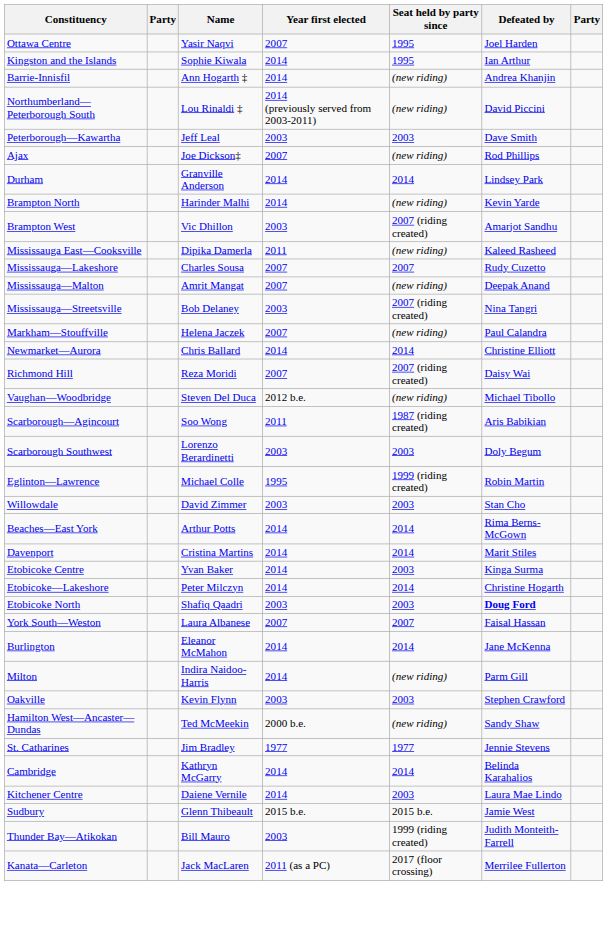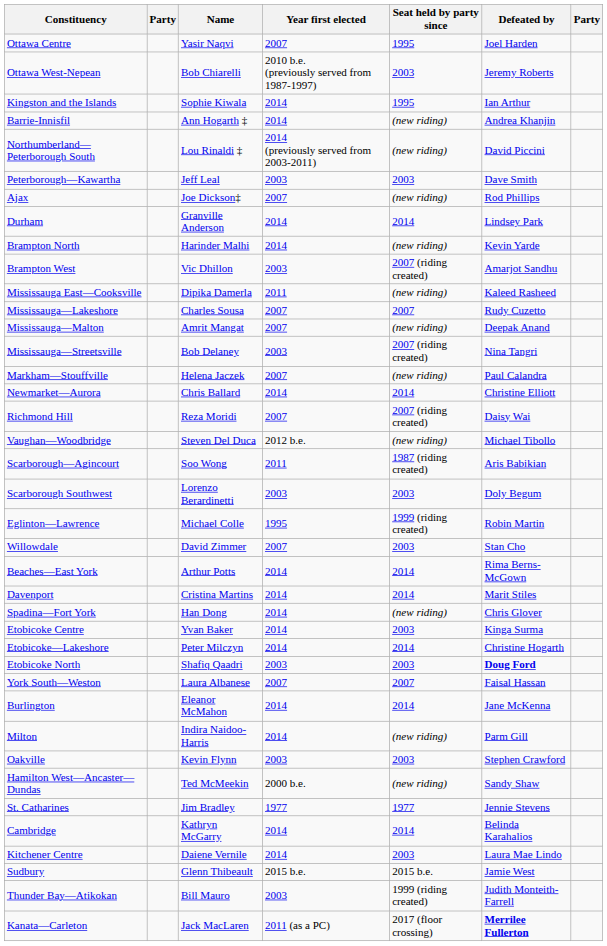+ row: (54, 73)
(276, 505) 2003 -> (276, 547) 2007
+ row: (51, 612)
(525, 866) normal -> (507, 925) bold
